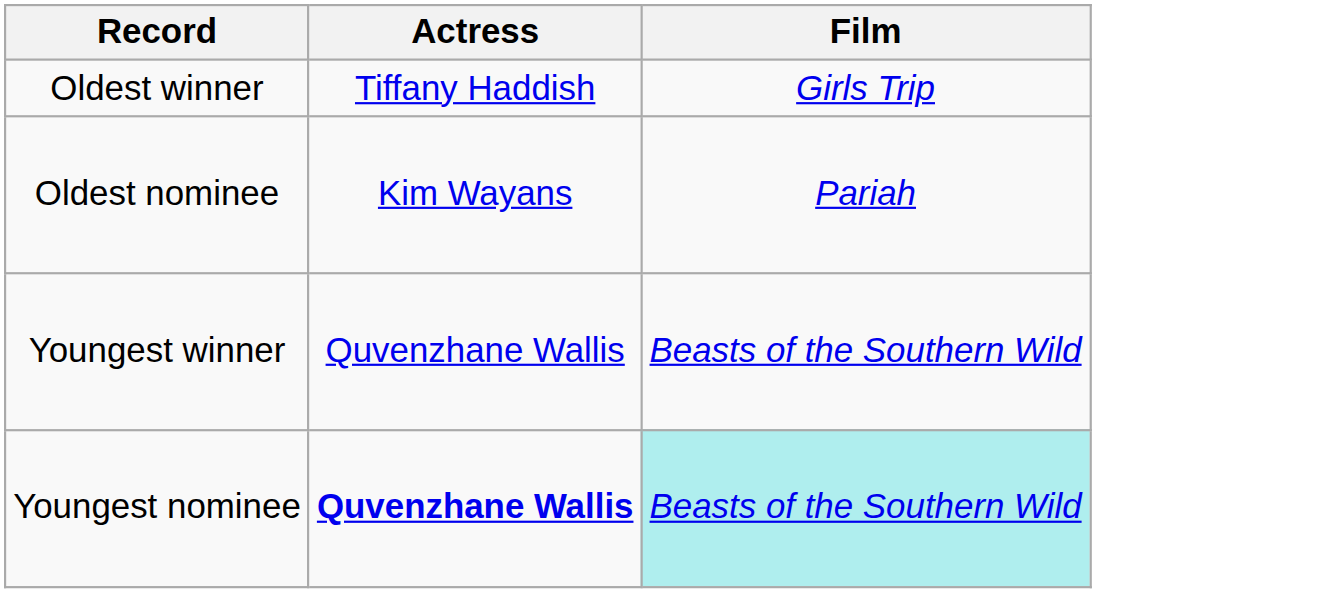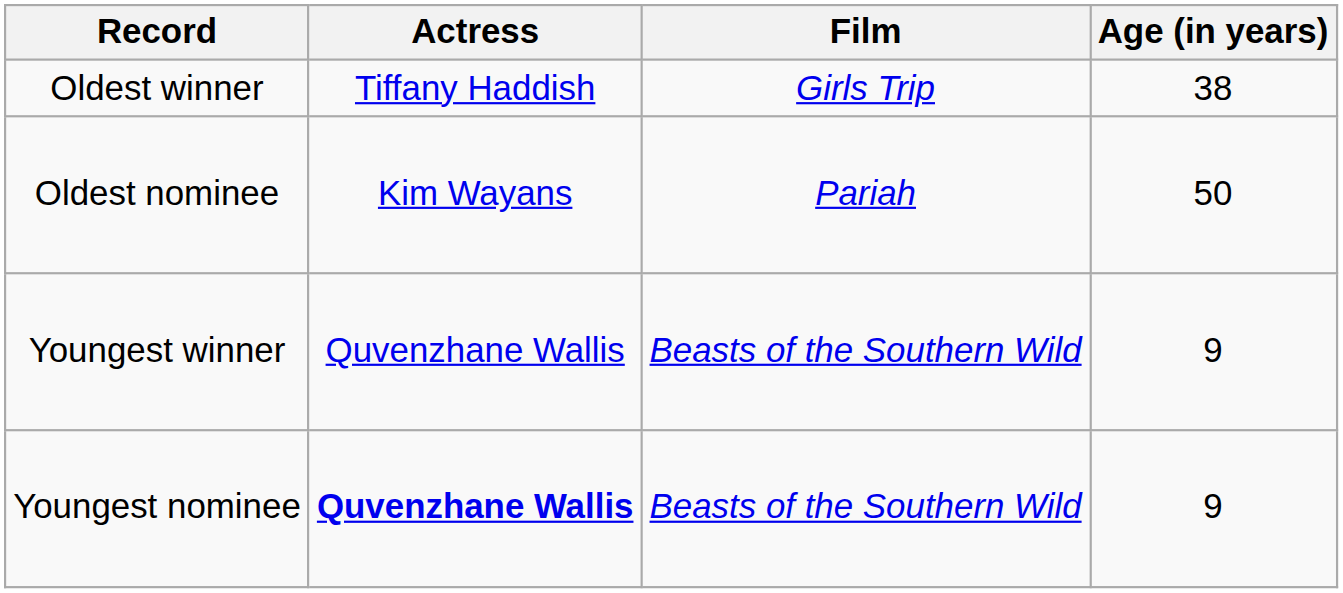+ column: (1213, 32)
(866, 507) paleturquoise background -> (866, 507) no background
